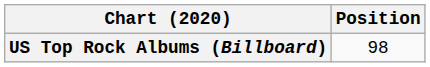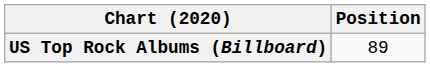(378, 48) 98 -> (378, 48) 89
